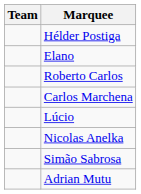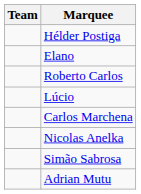rows swapped: (59, 117) <-> (88, 96)
